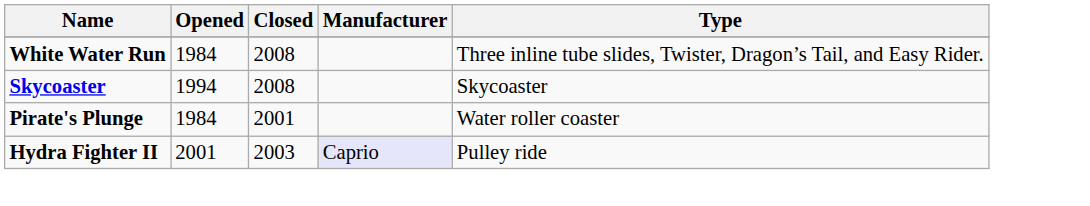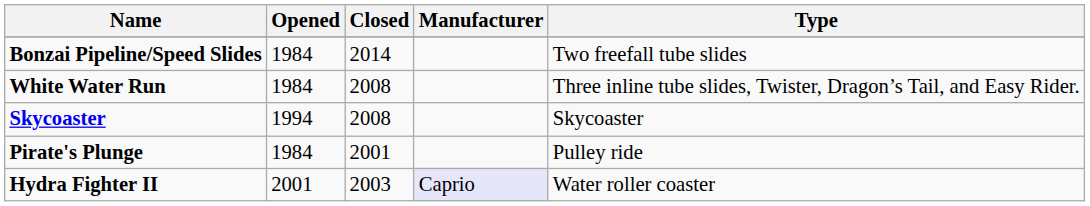+ row: (136, 53)
(538, 119) Water roller coaster -> (598, 151) Pulley ride
(502, 151) Pulley ride -> (634, 184) Water roller coaster
